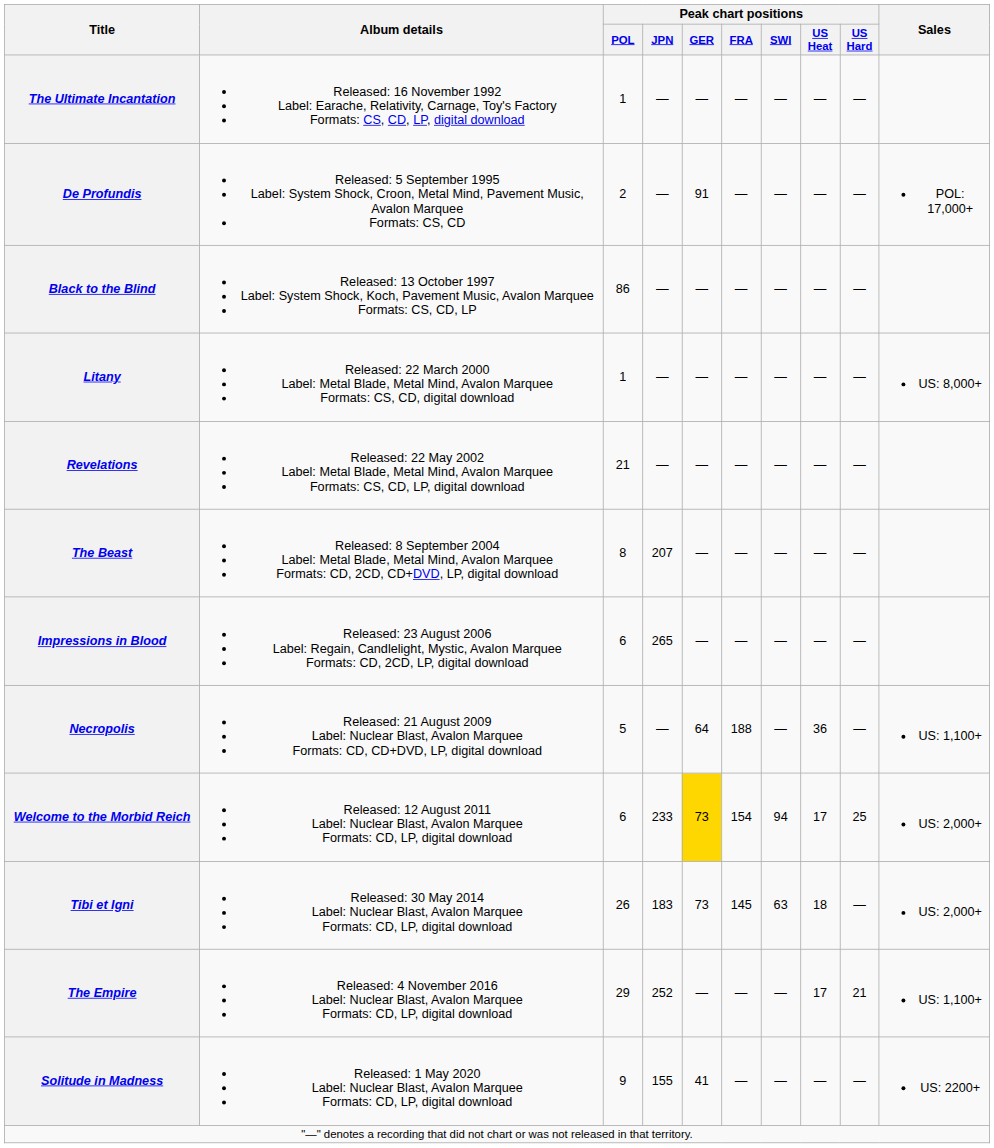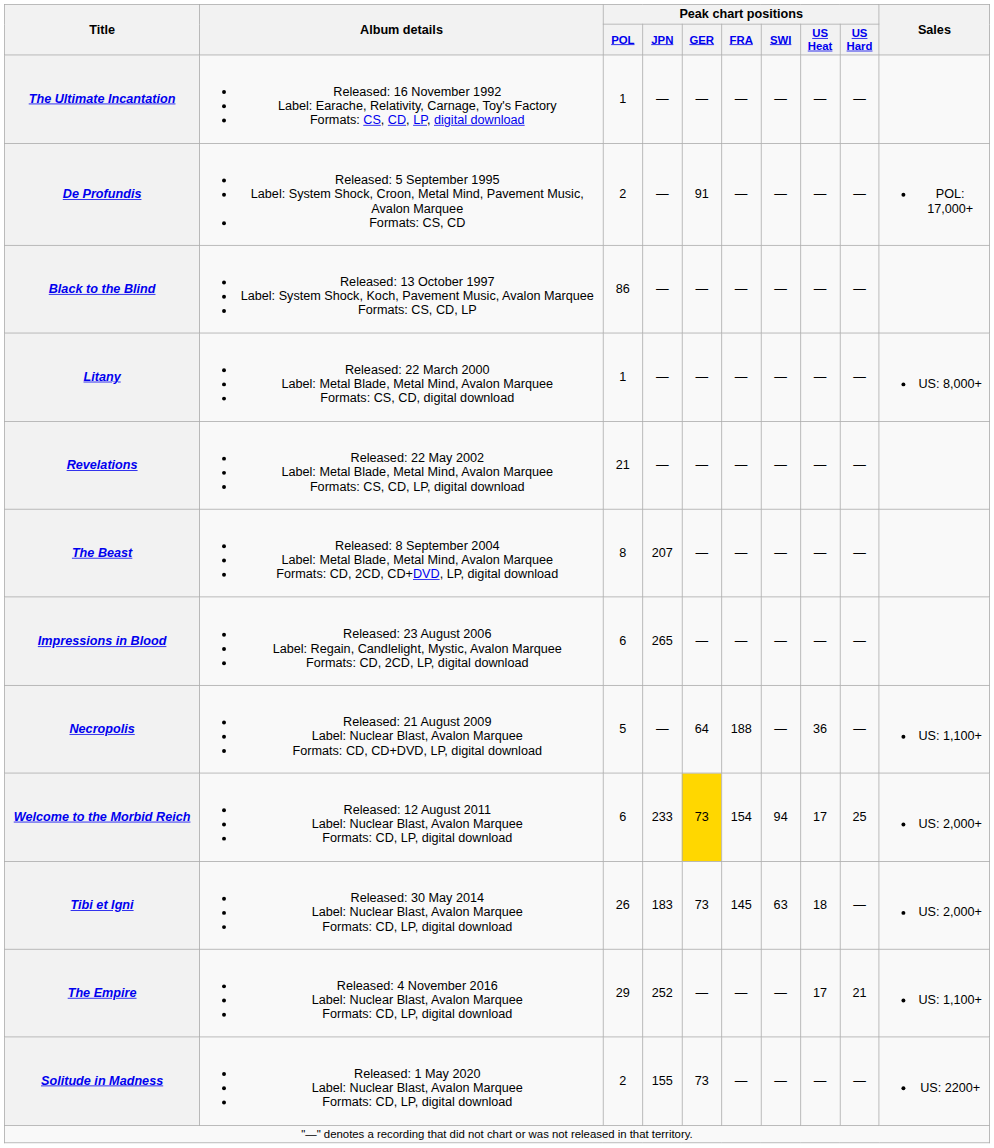(623, 1081) 9 -> (623, 1081) 2
(702, 1081) 41 -> (702, 1081) 73
